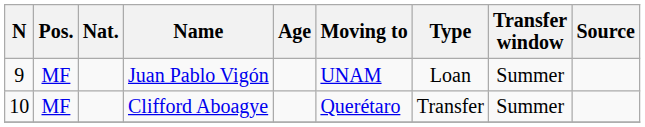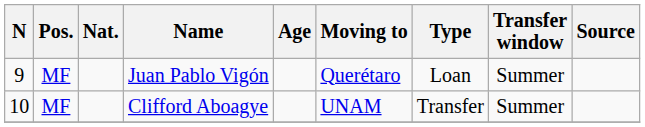(351, 74) UNAM -> (360, 74) Querétaro
(360, 106) Querétaro -> (351, 106) UNAM
